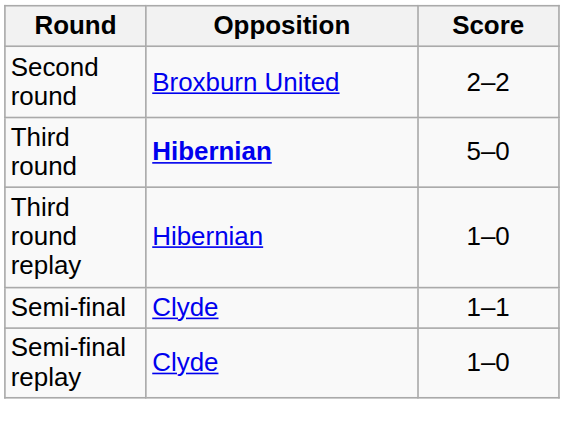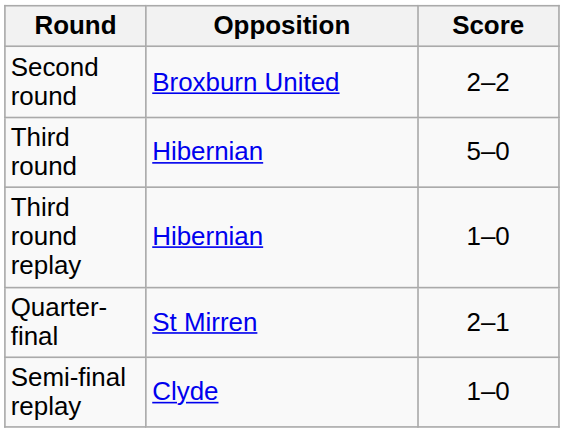(212, 151) bold -> (208, 151) normal
+ row: (59, 321)
- row: (68, 307)
